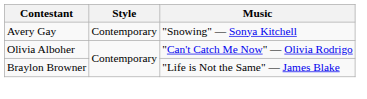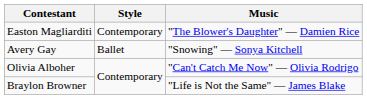+ row: (49, 31)
(124, 31) Contemporary -> (111, 49) Ballet
